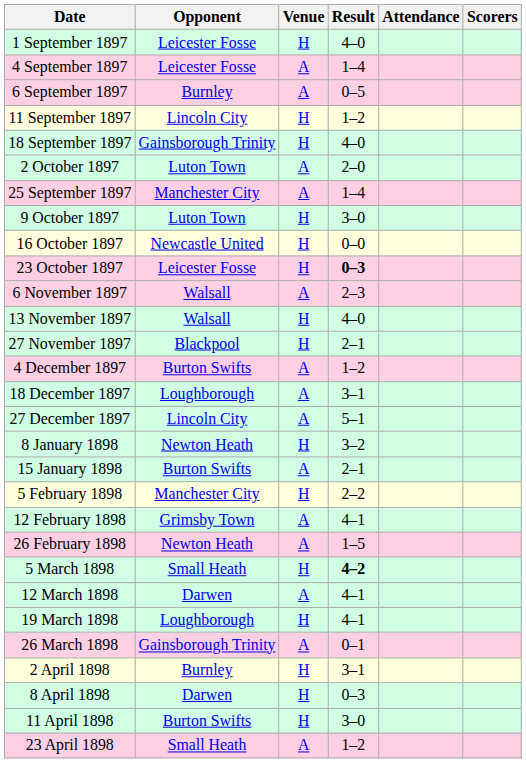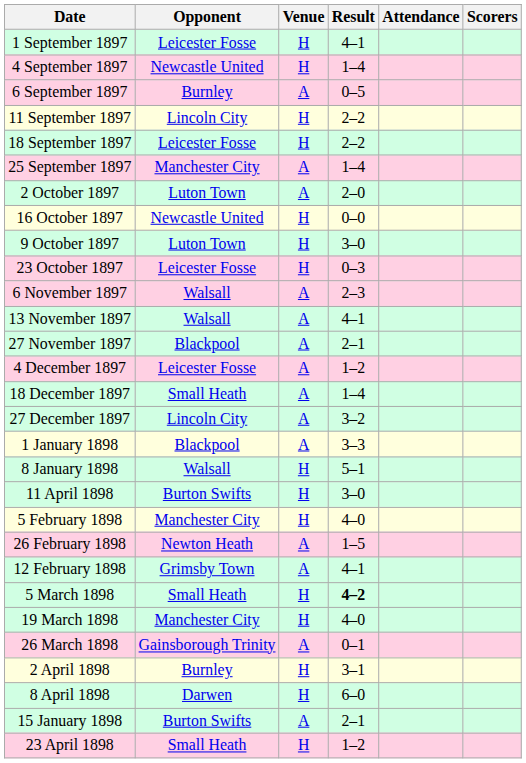(353, 42) 4–0 -> (353, 42) 4–1
(207, 67) Leicester Fosse -> (207, 67) Newcastle United
(304, 67) A -> (304, 67) H
(353, 117) 1–2 -> (353, 117) 2–2
(207, 142) Gainsborough Trinity -> (207, 142) Leicester Fosse
(353, 142) 4–0 -> (353, 142) 2–2
rows swapped: (70, 192) <-> (70, 167)
rows swapped: (70, 218) <-> (70, 243)
(353, 268) bold -> (353, 268) normal
(304, 318) H -> (304, 318) A
(353, 318) 4–0 -> (353, 318) 4–1
(304, 343) H -> (304, 343) A
(207, 368) Burton Swifts -> (207, 368) Leicester Fosse
(207, 393) Loughborough -> (207, 393) Small Heath
(353, 393) 3–1 -> (353, 393) 1–4
(353, 419) 5–1 -> (353, 419) 3–2
+ row: (70, 444)
(207, 444) Newton Heath -> (207, 469) Walsall
(353, 444) 3–2 -> (353, 469) 5–1
rows swapped: (70, 469) <-> (70, 720)
(353, 494) 2–2 -> (353, 519) 4–0
rows swapped: (70, 519) <-> (70, 544)
- row: (70, 594)
(207, 619) Loughborough -> (207, 619) Manchester City
(353, 619) 4–1 -> (353, 619) 4–0
(353, 695) 0–3 -> (353, 695) 6–0
(304, 745) A -> (304, 745) H
